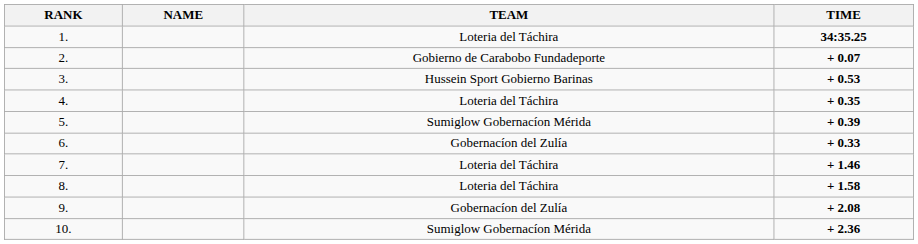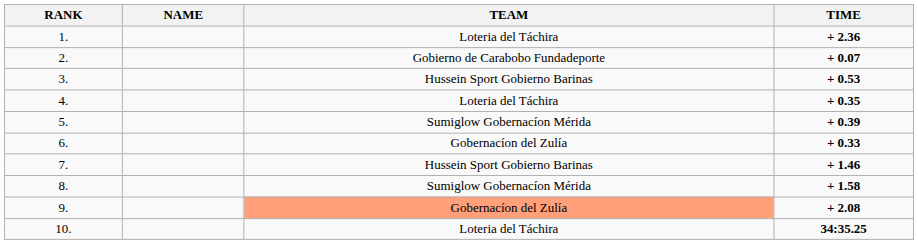(844, 36) 34:35.25 -> (844, 36) + 2.36
(509, 165) Loteria del Táchira -> (509, 165) Hussein Sport Gobierno Barinas
(509, 186) Loteria del Táchira -> (509, 186) Sumiglow Gobernacíon Mérida
(509, 207) no background -> (509, 207) lightsalmon background
(509, 229) Sumiglow Gobernacíon Mérida -> (509, 229) Loteria del Táchira
(844, 229) + 2.36 -> (844, 229) 34:35.25
